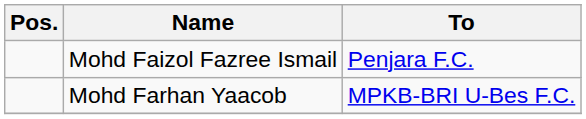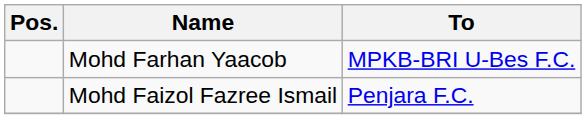rows swapped: (203, 58) <-> (178, 95)
